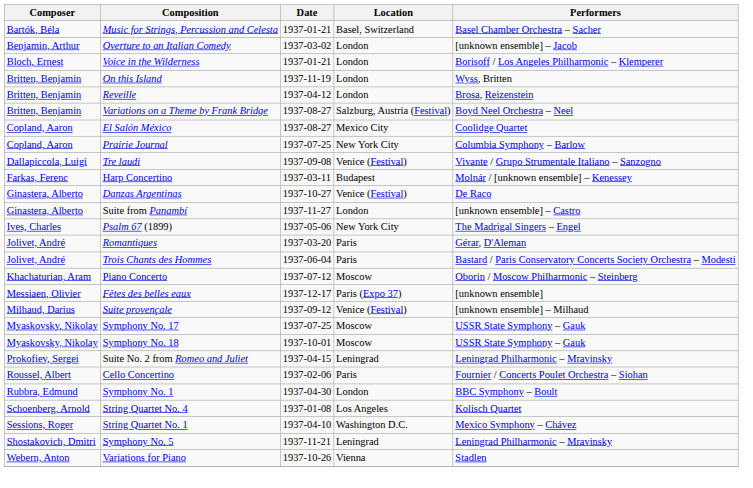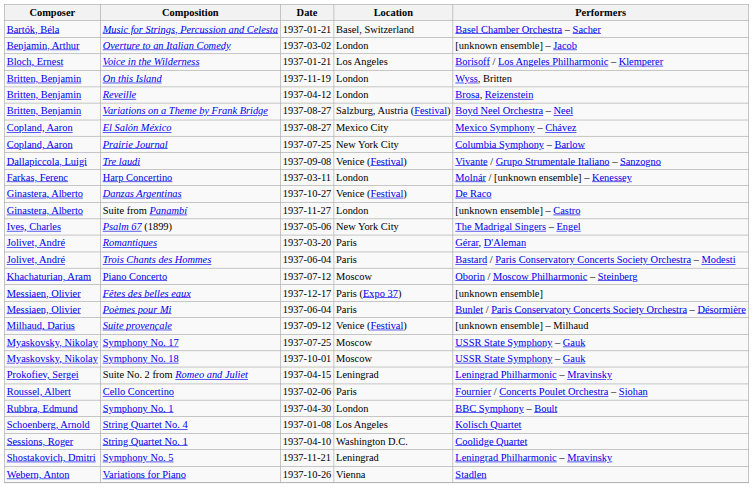(352, 62) London -> (362, 62) Los Angeles
(491, 128) Coolidge Quartet -> (516, 128) Mexico Symphony – Chávez
(355, 177) Budapest -> (352, 177) London
+ row: (137, 309)
(516, 425) Mexico Symphony – Chávez -> (491, 441) Coolidge Quartet
